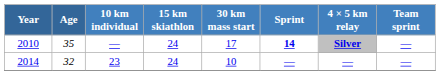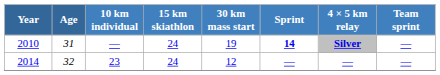(69, 44) 35 -> (69, 44) 31
(231, 44) 17 -> (231, 44) 19
(231, 61) 10 -> (231, 61) 12
